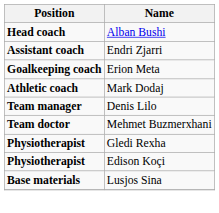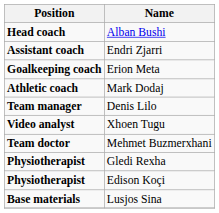+ row: (136, 124)
